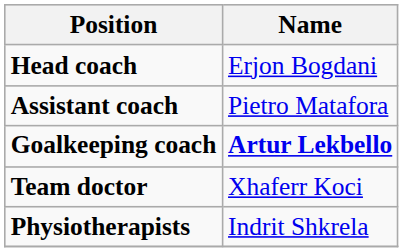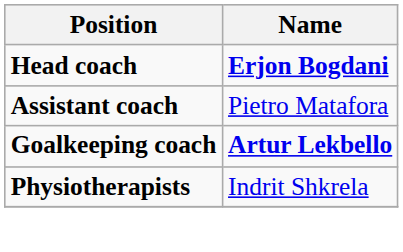(303, 65) normal -> (308, 65) bold
- row: (79, 186)
